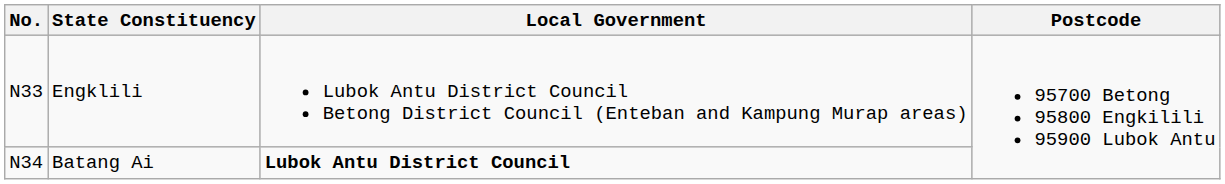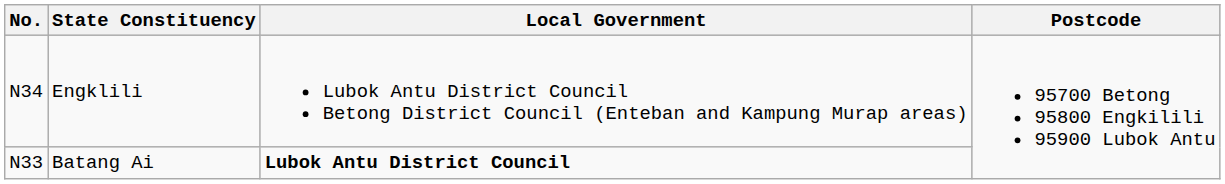(26, 91) N33 -> (26, 91) N34
(26, 163) N34 -> (26, 163) N33
